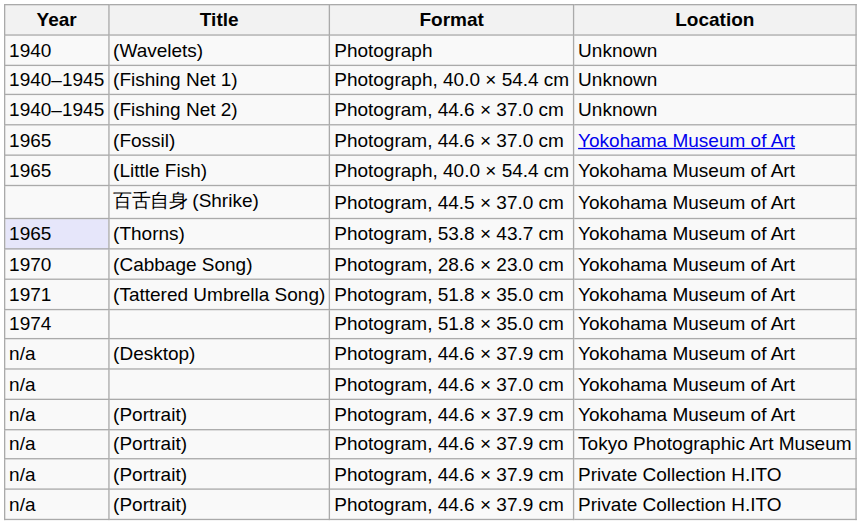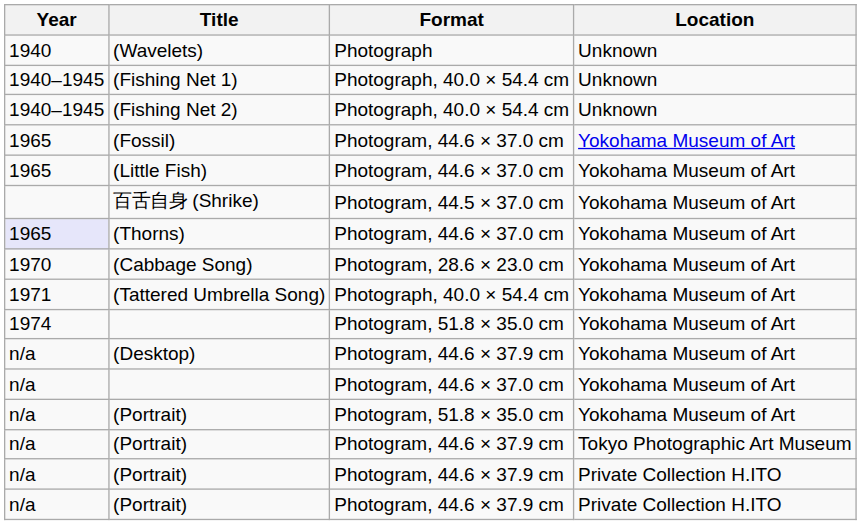(449, 110) Photogram, 44.6 × 37.0 cm -> (452, 110) Photograph, 40.0 × 54.4 cm
(452, 170) Photograph, 40.0 × 54.4 cm -> (449, 170) Photogram, 44.6 × 37.0 cm
(449, 234) Photogram, 53.8 × 43.7 cm -> (449, 234) Photogram, 44.6 × 37.0 cm
(449, 294) Photogram, 51.8 × 35.0 cm -> (452, 294) Photograph, 40.0 × 54.4 cm
(449, 414) Photogram, 44.6 × 37.9 cm -> (449, 414) Photogram, 51.8 × 35.0 cm
